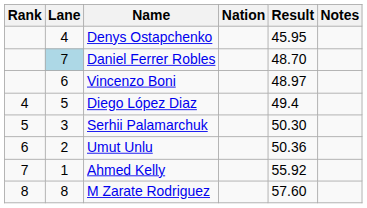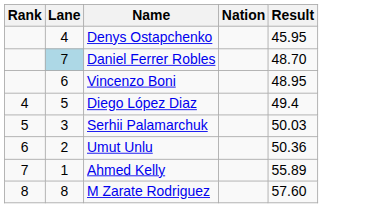- column: (340, 15)
(289, 81) 48.97 -> (289, 81) 48.95
(289, 125) 50.30 -> (289, 125) 50.03
(289, 170) 55.92 -> (289, 170) 55.89
